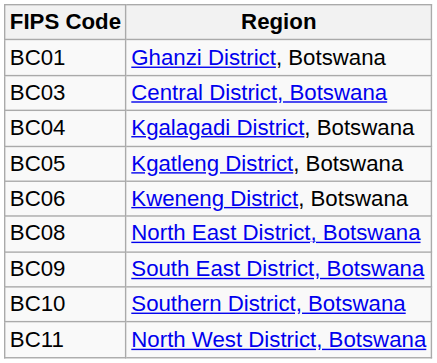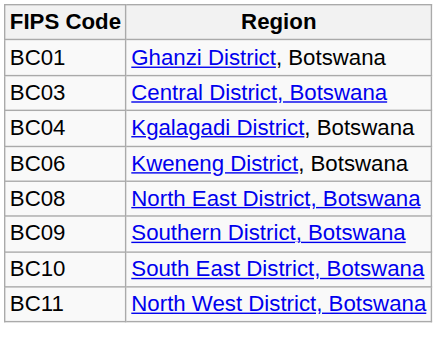- row: (38, 163)
(278, 269) South East District, Botswana -> (269, 233) Southern District, Botswana
(269, 304) Southern District, Botswana -> (278, 269) South East District, Botswana
